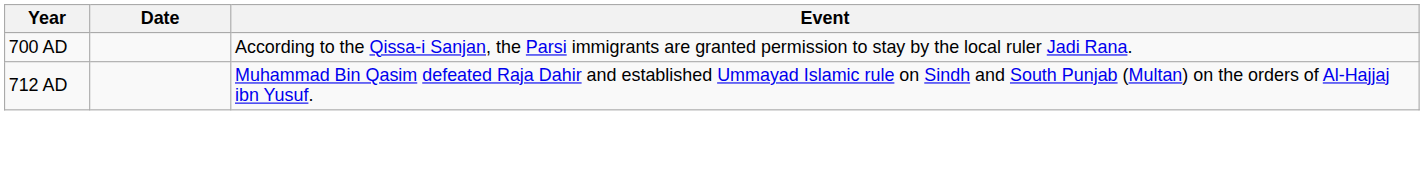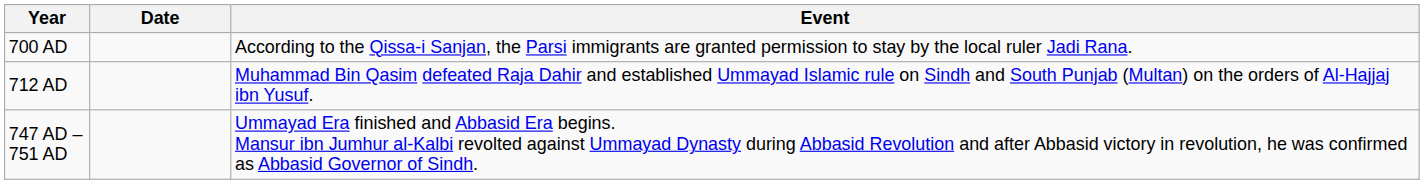+ row: (46, 144)
